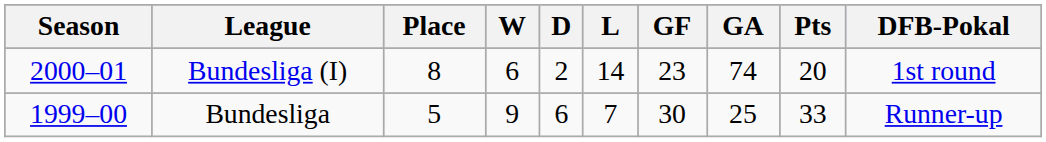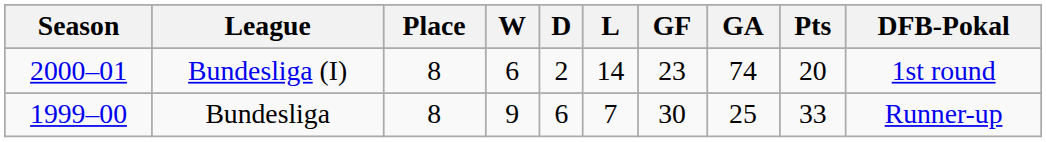(434, 114) 5 -> (434, 114) 8
